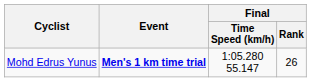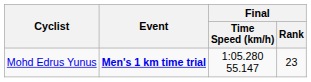(291, 63) 26 -> (291, 63) 23
